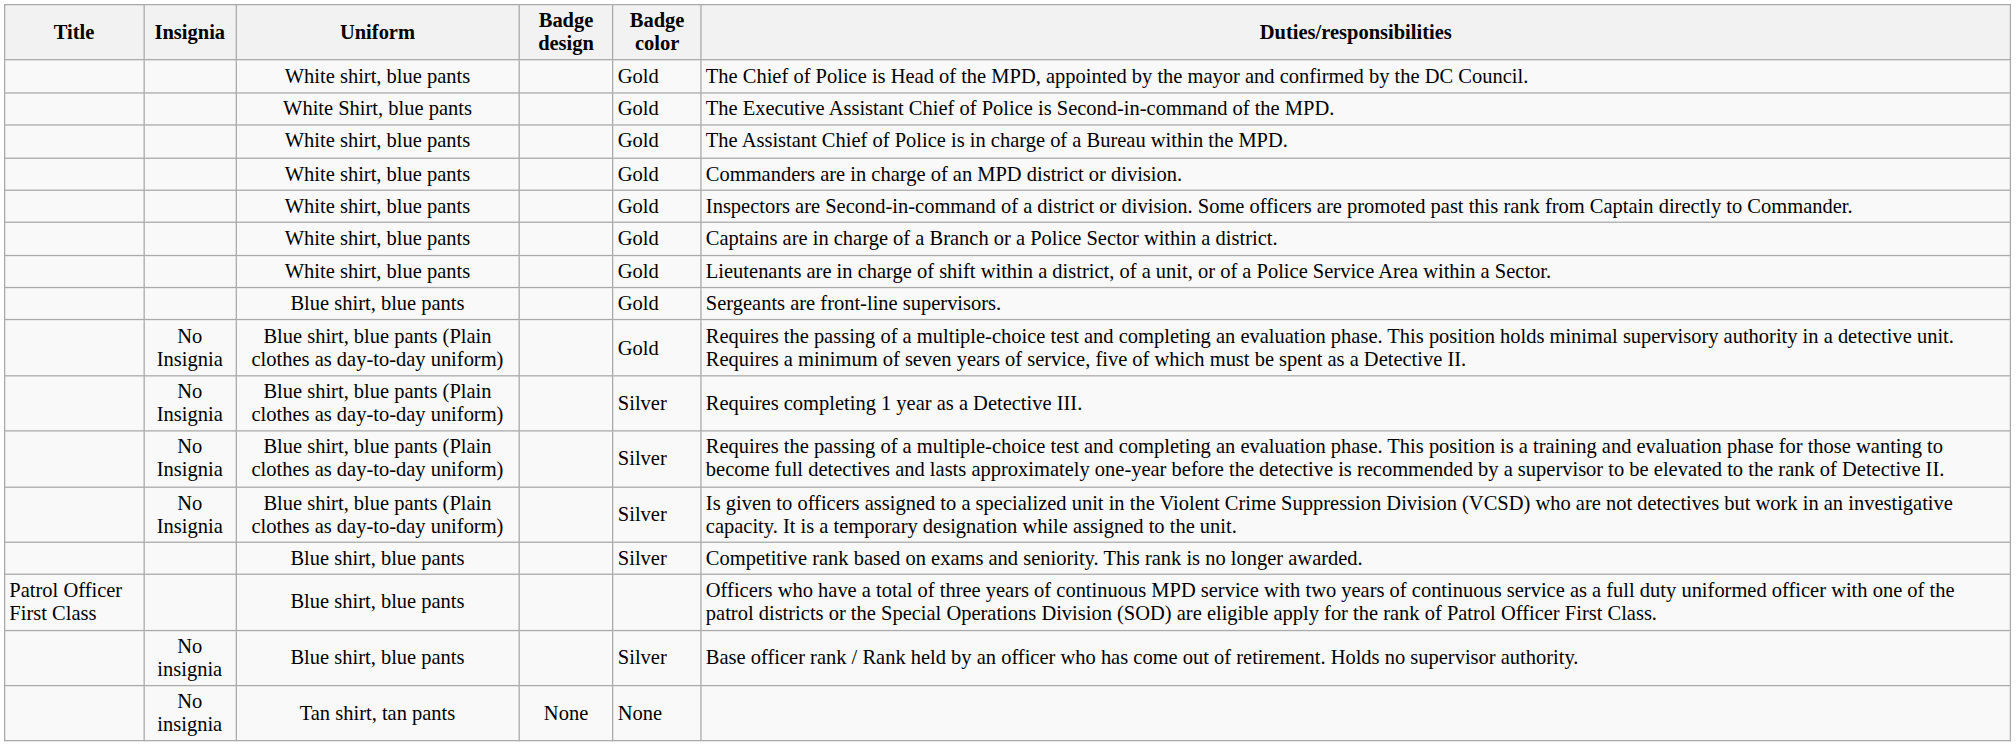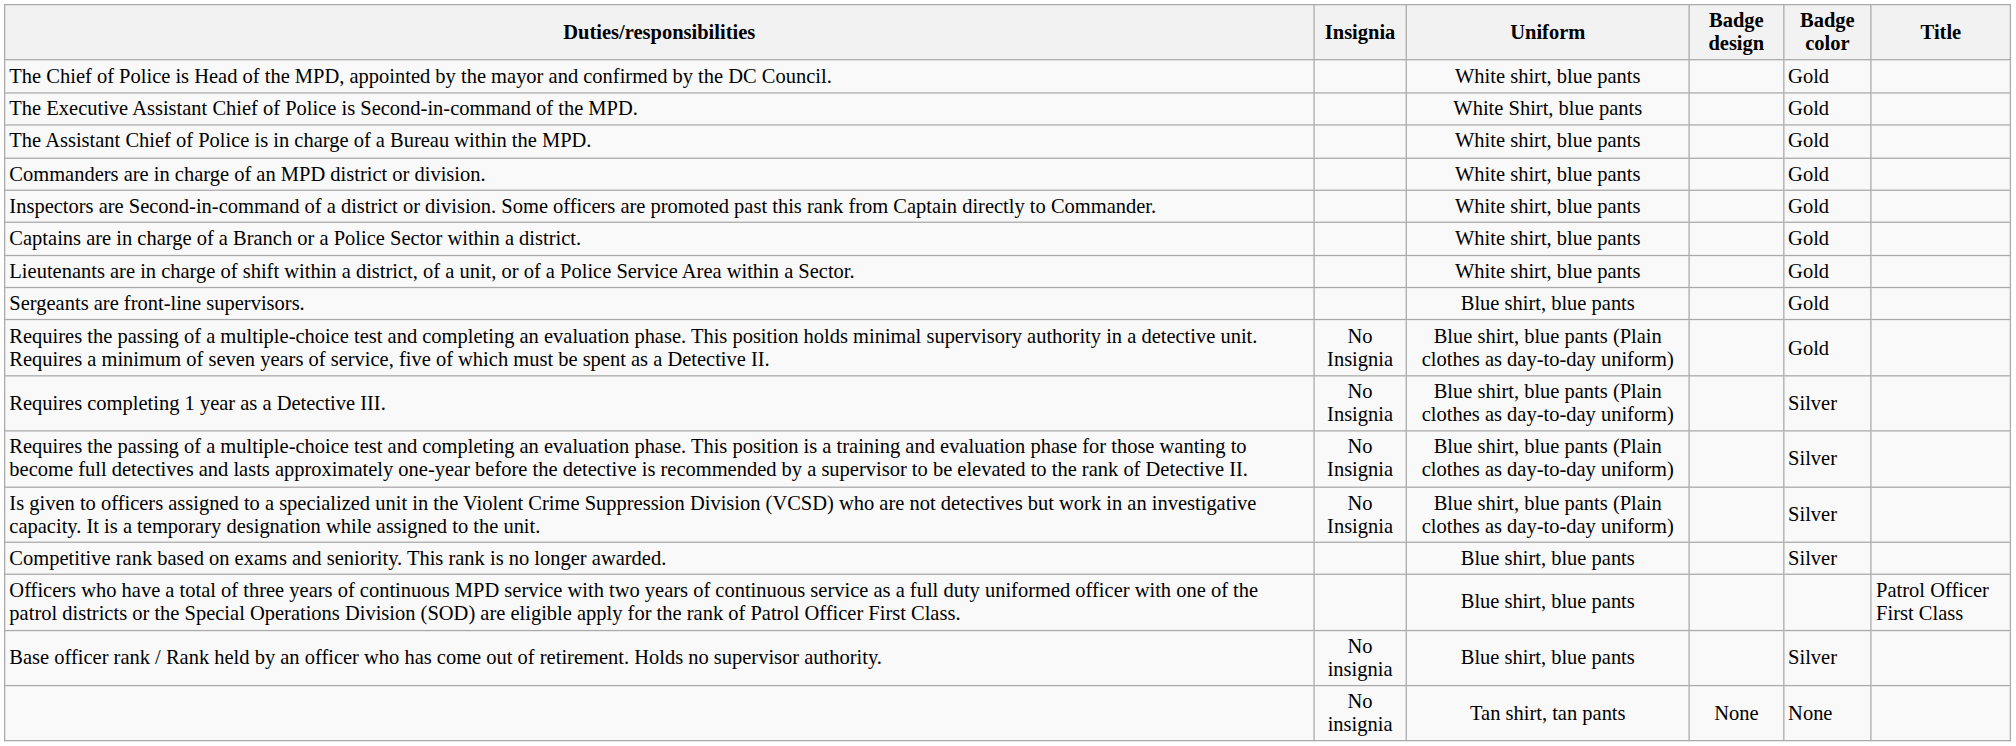columns swapped: (74, 32) <-> (1356, 32)
